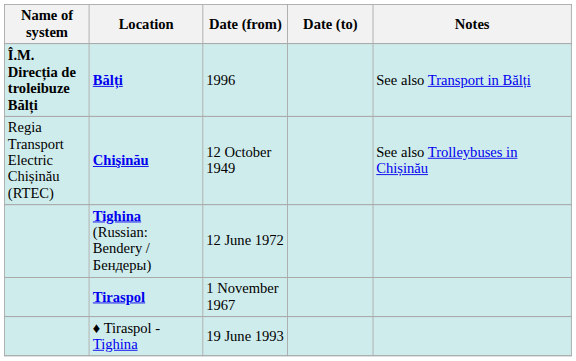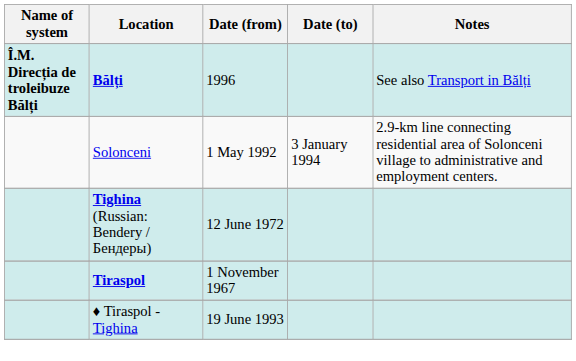- row: (121, 160)
+ row: (122, 152)
